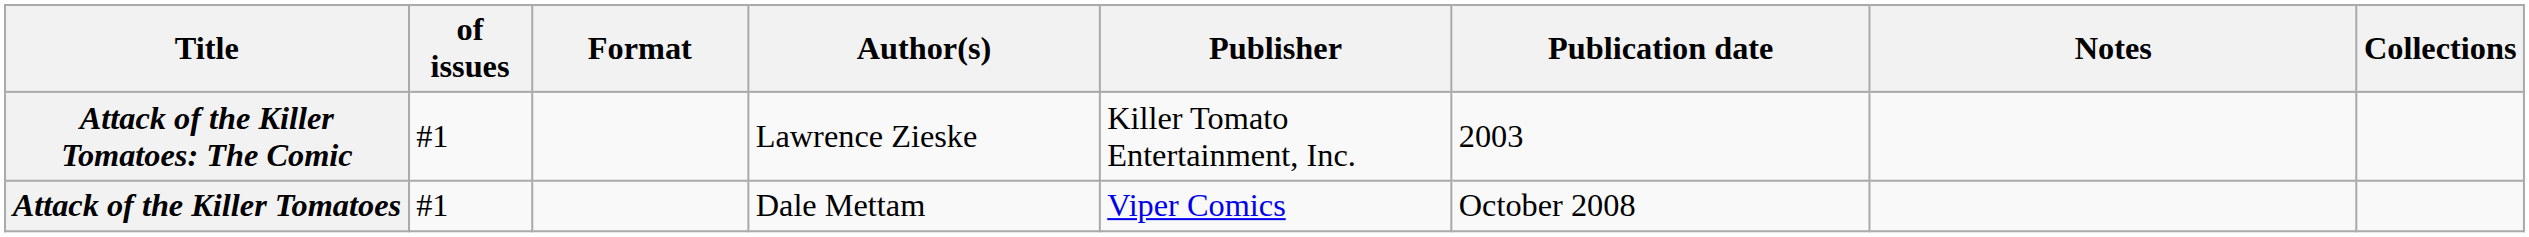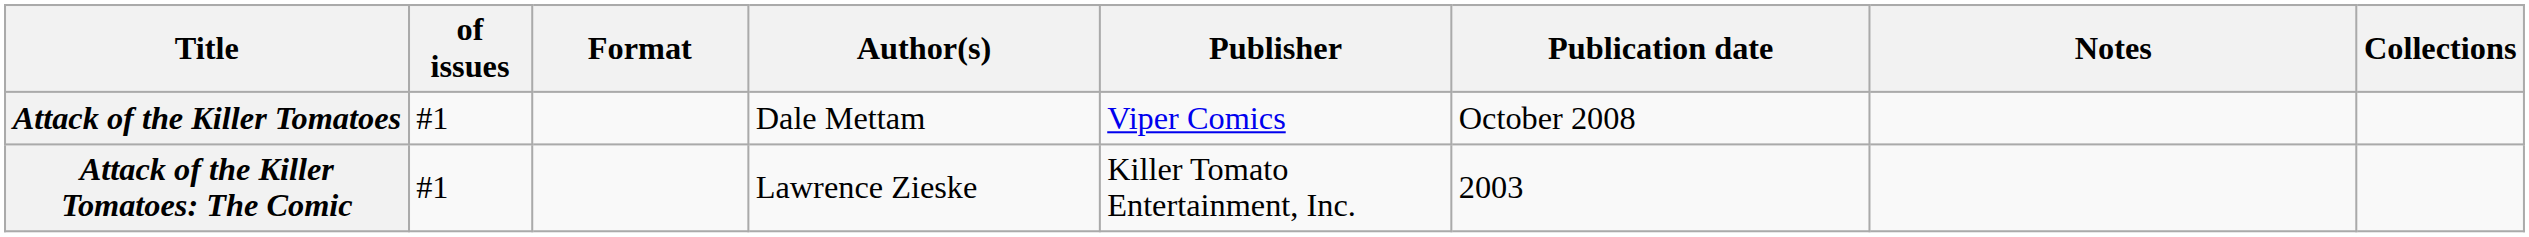rows swapped: (207, 135) <-> (207, 205)
